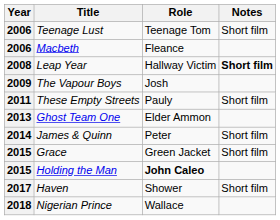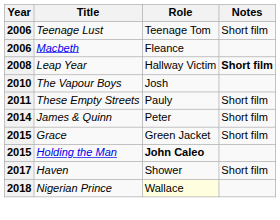(19, 83) 2009 -> (19, 83) 2010
- row: (78, 118)
(164, 205) no background -> (164, 188) lightyellow background
